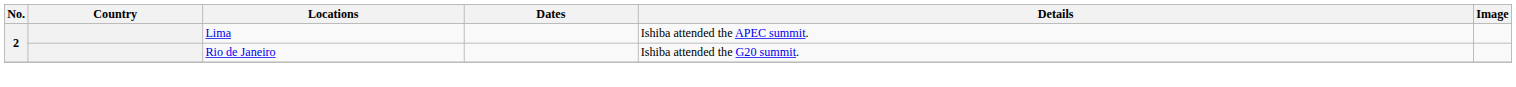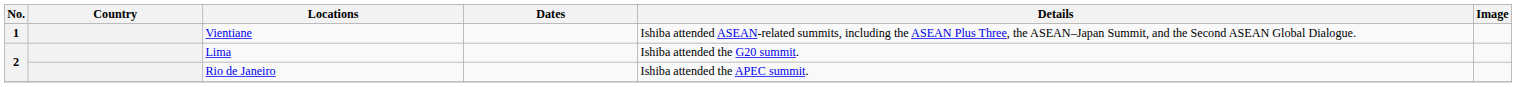+ row: (229, 33)
(725, 33) Ishiba attended the APEC summit. -> (720, 52) Ishiba attended the G20 summit.
(720, 52) Ishiba attended the G20 summit. -> (725, 71) Ishiba attended the APEC summit.
